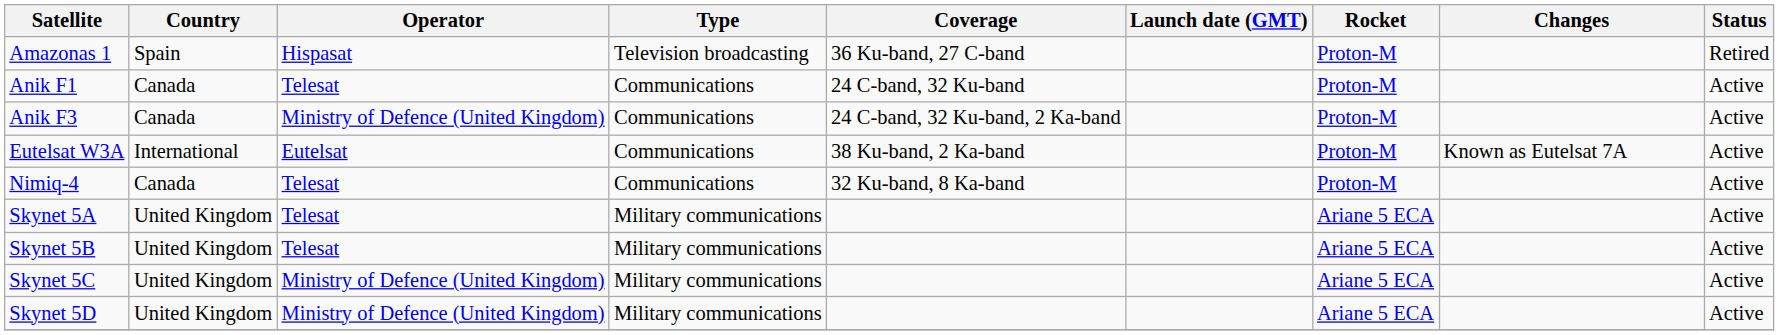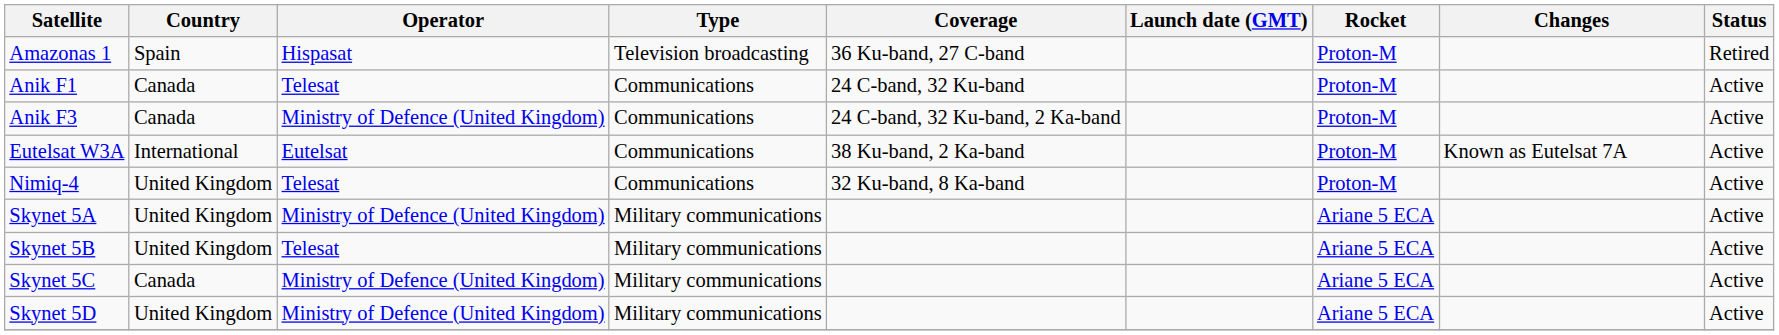(165, 183) Canada -> (203, 183) United Kingdom
(310, 215) Telesat -> (443, 215) Ministry of Defence (United Kingdom)
(203, 280) United Kingdom -> (165, 280) Canada
